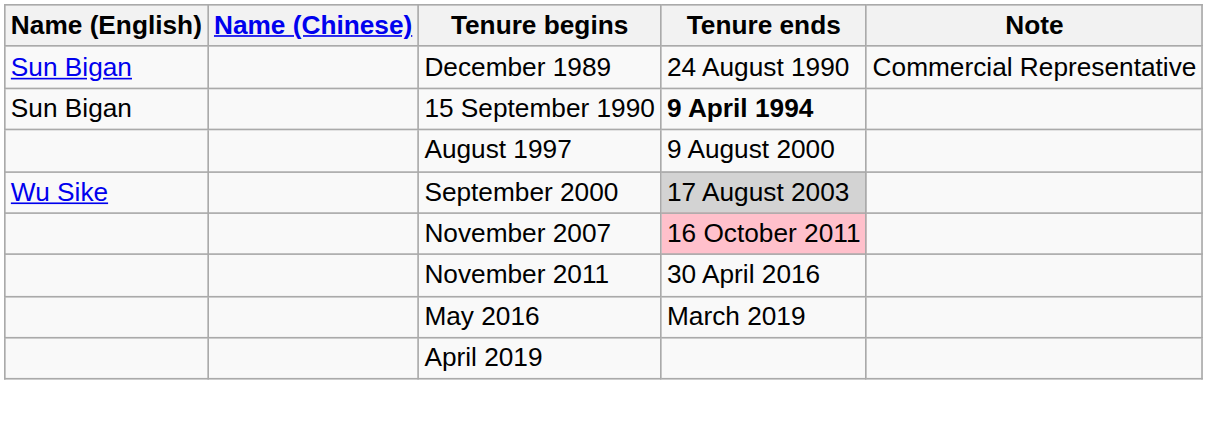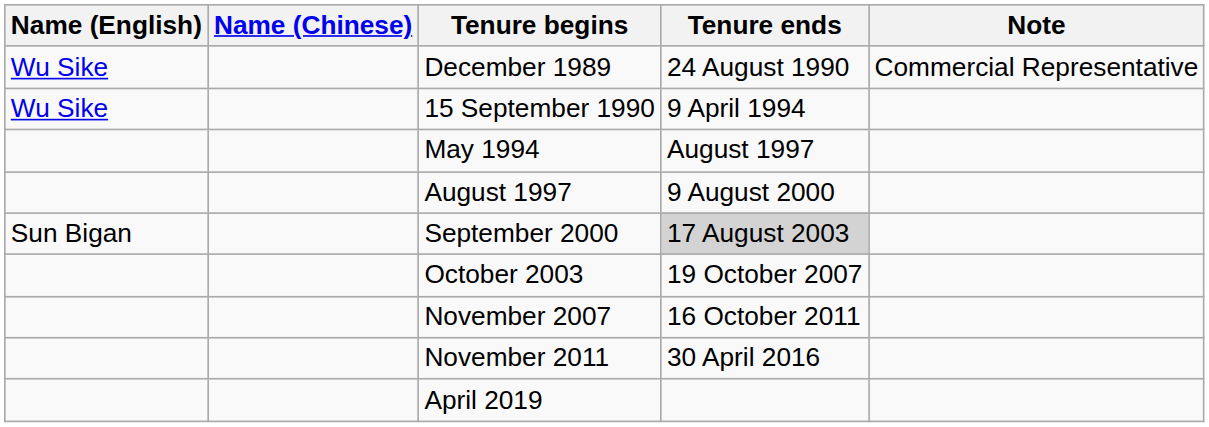(71, 66) Sun Bigan -> (59, 66) Wu Sike
(71, 108) Sun Bigan -> (59, 108) Wu Sike
(740, 108) bold -> (736, 108) normal
+ row: (482, 150)
(59, 191) Wu Sike -> (71, 233) Sun Bigan
+ row: (504, 274)
(764, 233) pink background -> (764, 316) no background
- row: (482, 316)
